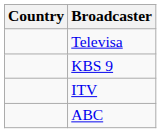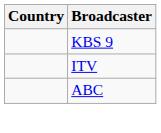- row: (97, 41)
